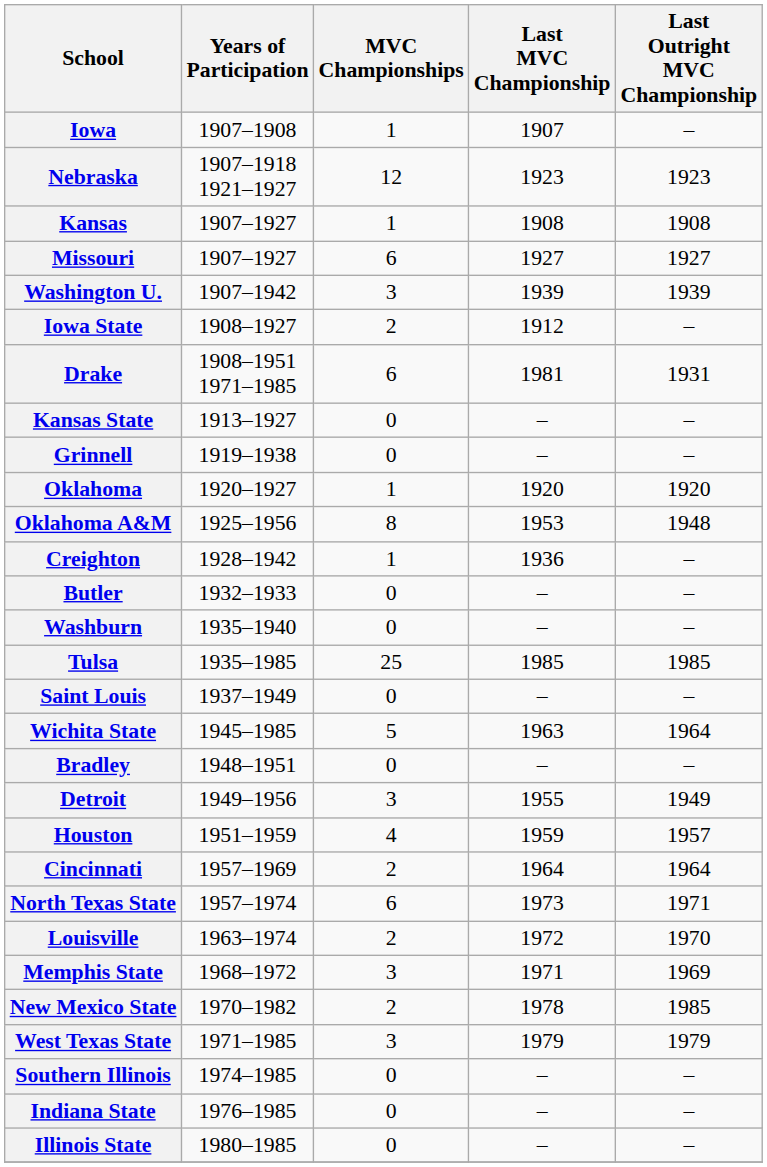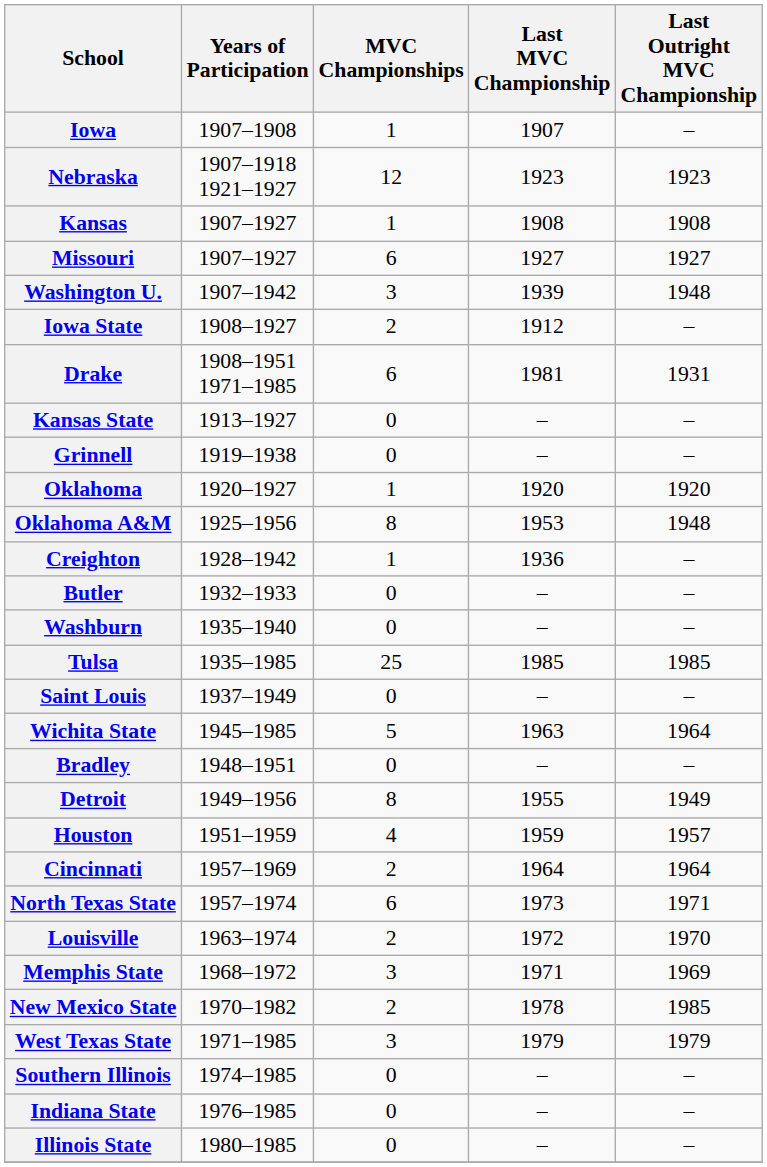(689, 292) 1939 -> (689, 292) 1948
(391, 799) 3 -> (391, 799) 8
